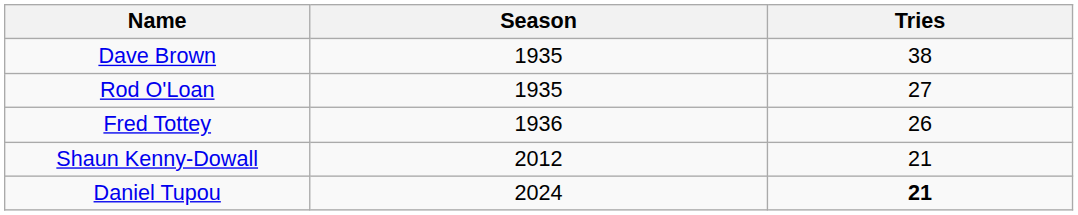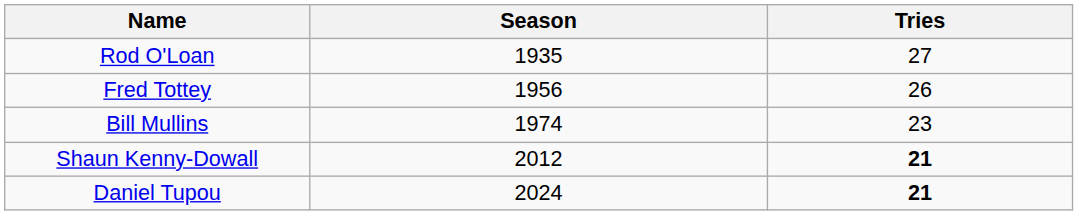- row: (157, 55)
(539, 124) 1936 -> (539, 90) 1956
+ row: (157, 124)
(920, 158) normal -> (920, 158) bold
